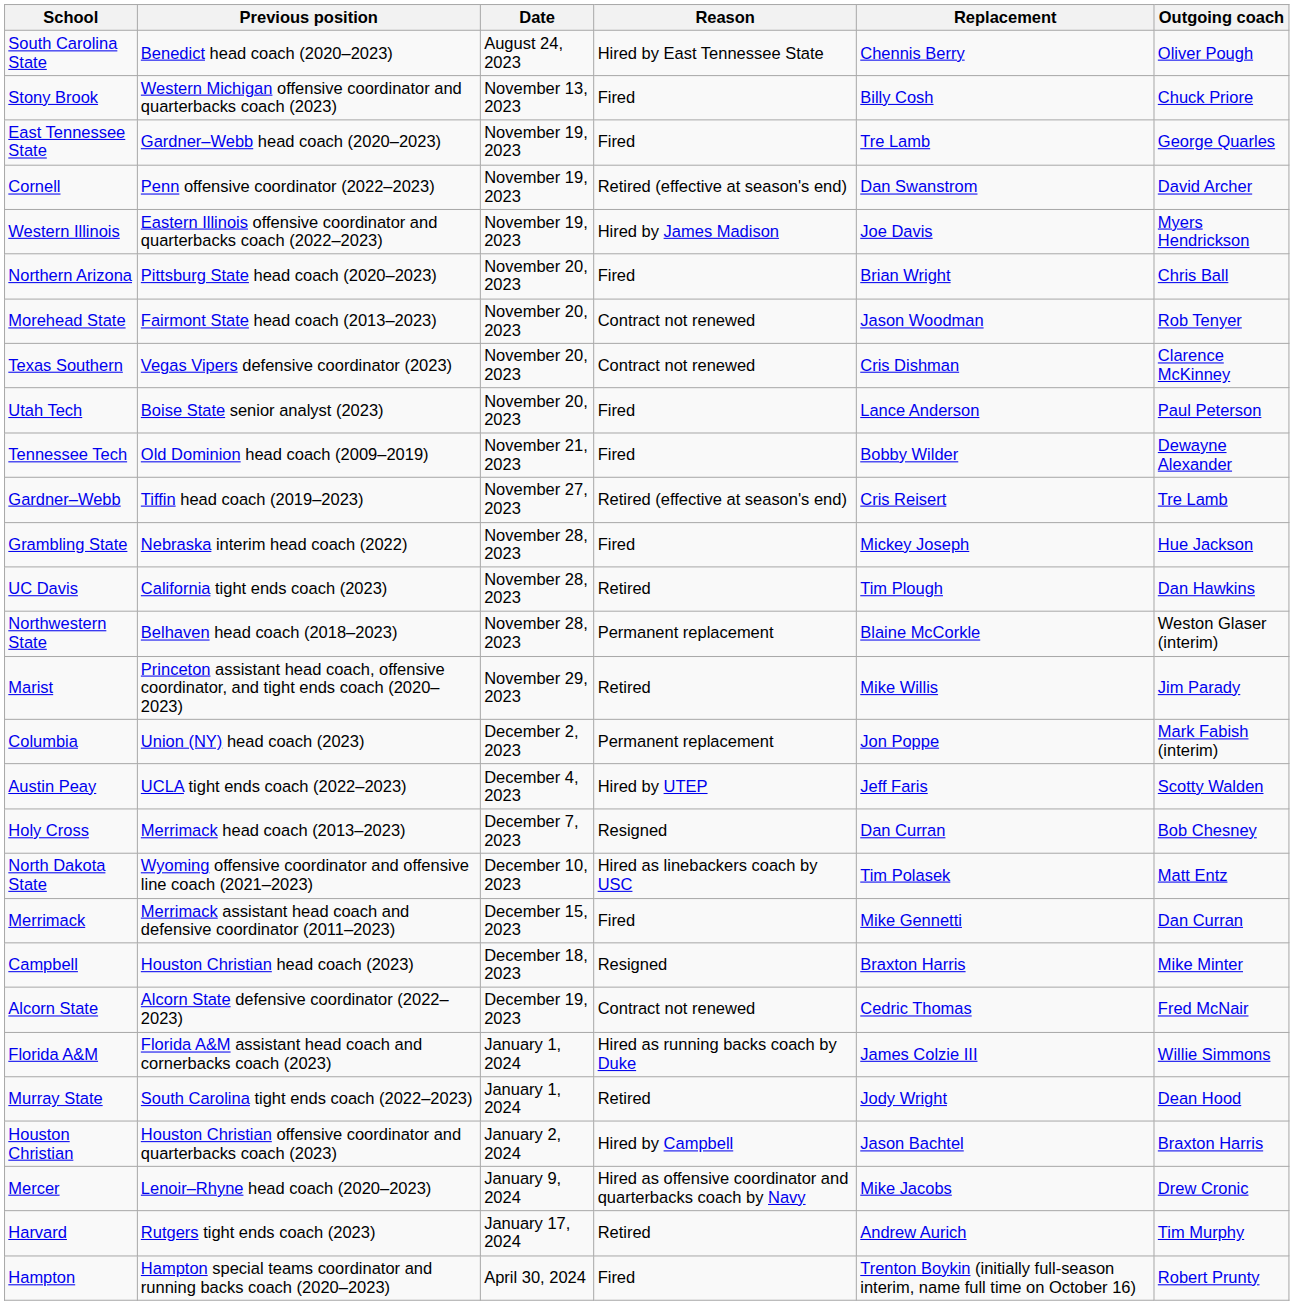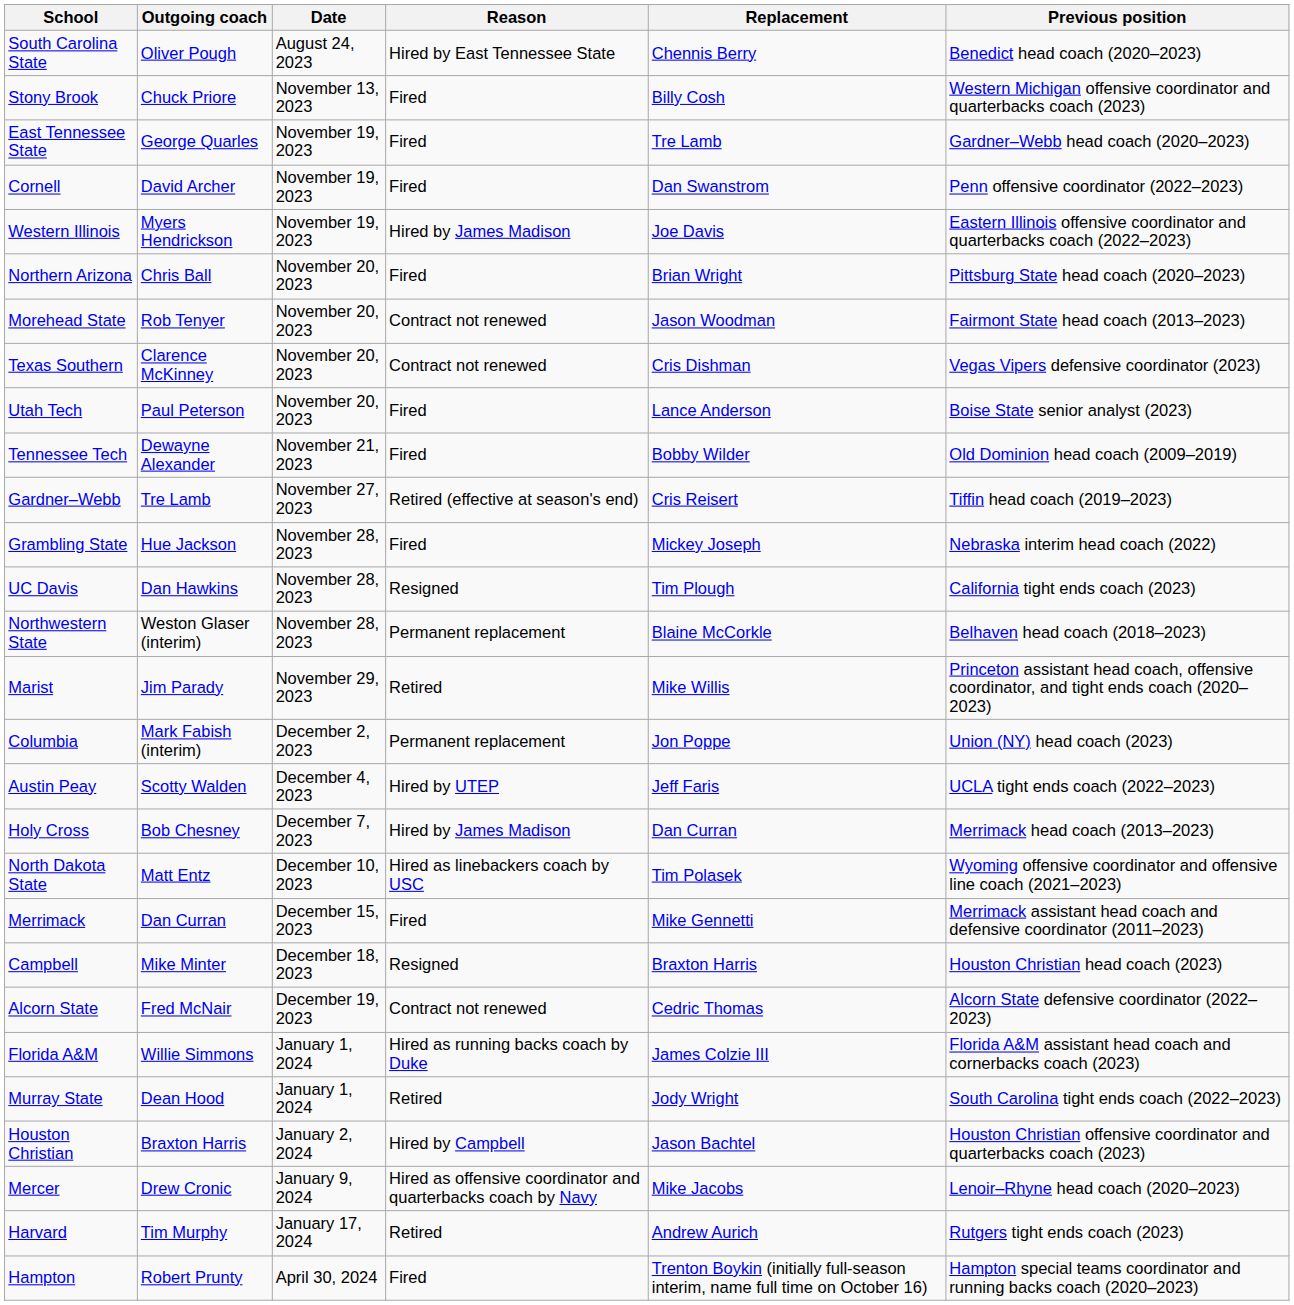columns swapped: (1221, 17) <-> (309, 17)
(722, 187) Retired (effective at season's end) -> (408, 187) Fired
(624, 589) Retired -> (424, 589) Resigned
(632, 831) Resigned -> (480, 831) Hired by James Madison
